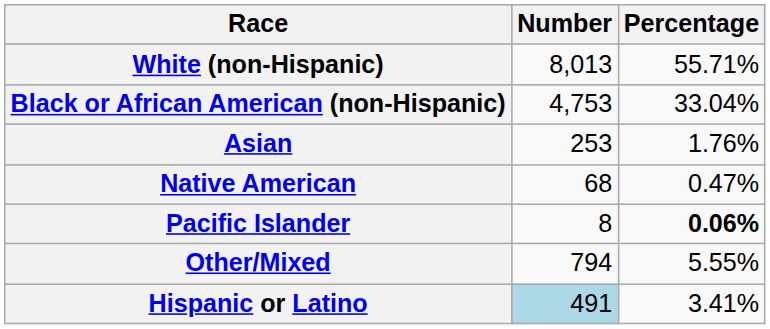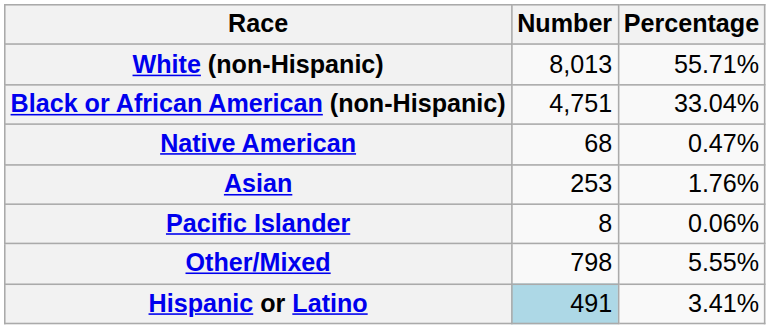(581, 104) 4,753 -> (581, 104) 4,751
rows swapped: (258, 183) <-> (258, 143)
(724, 223) bold -> (724, 223) normal
(591, 263) 794 -> (591, 263) 798
